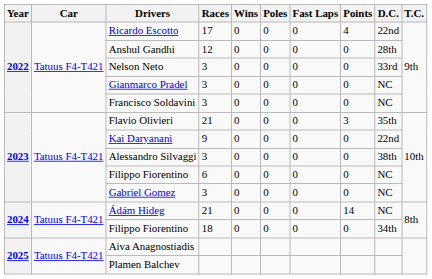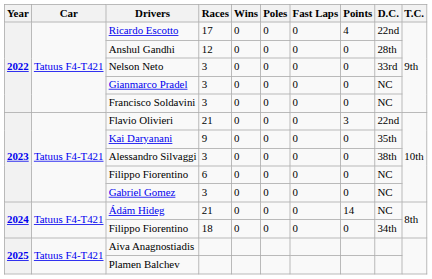(387, 120) 35th -> (388, 120) 22nd
(388, 138) 22nd -> (387, 138) 35th
